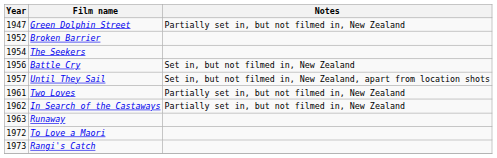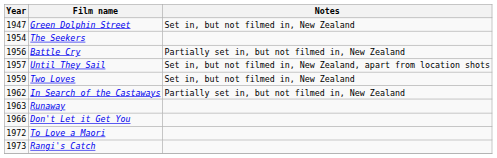(285, 25) Partially set in, but not filmed in, New Zealand -> (260, 25) Set in, but not filmed in, New Zealand
- row: (65, 38)
(260, 65) Set in, but not filmed in, New Zealand -> (285, 52) Partially set in, but not filmed in, New Zealand
(16, 92) 1961 -> (16, 79) 1959
(285, 92) Partially set in, but not filmed in, New Zealand -> (260, 79) Set in, but not filmed in, New Zealand
+ row: (80, 120)
